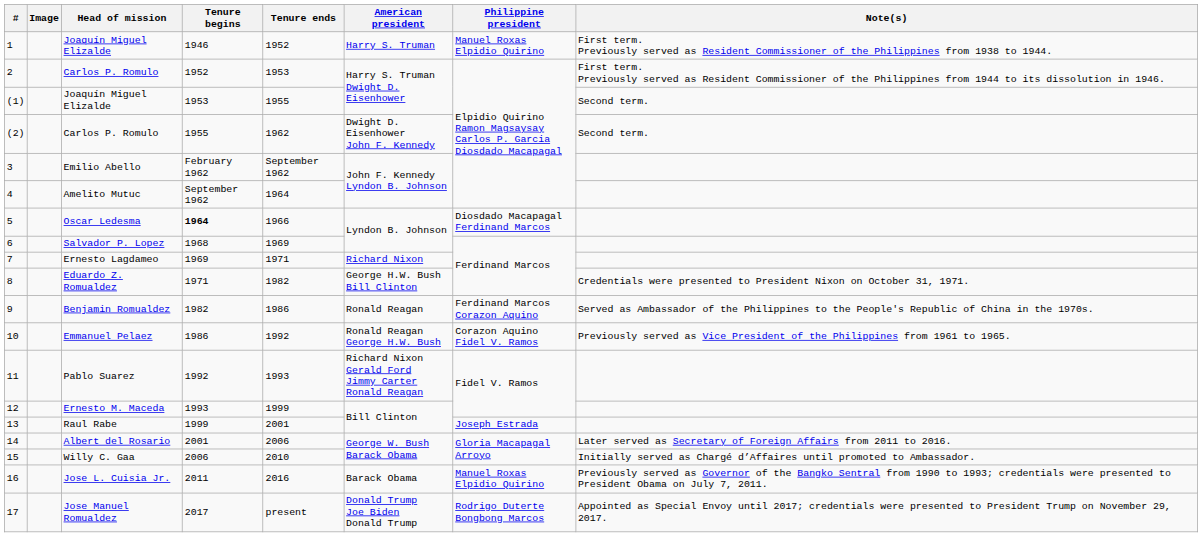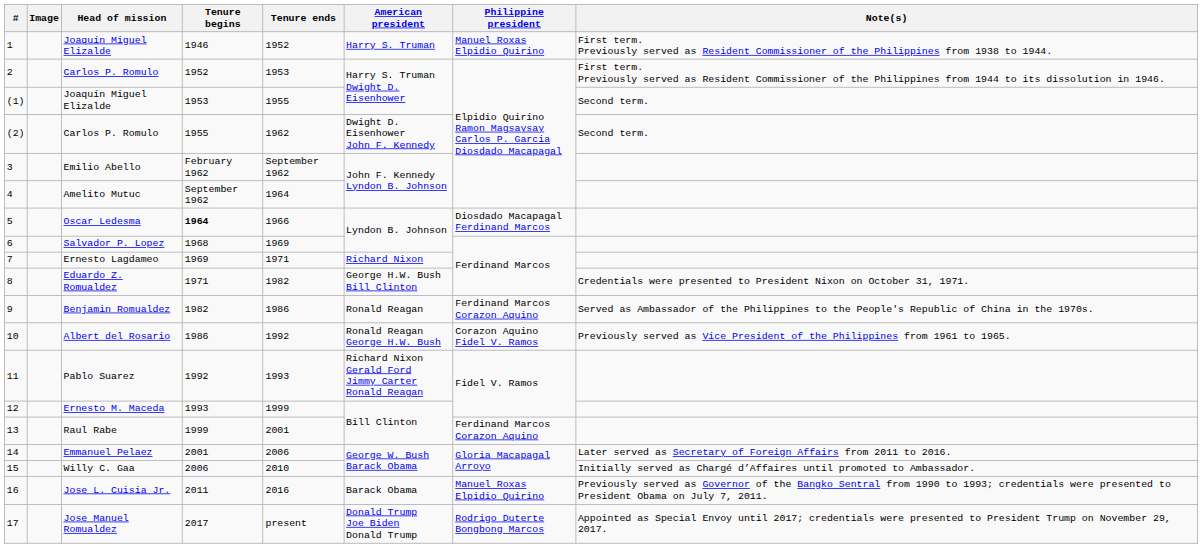(108, 337) Emmanuel Pelaez -> (117, 337) Albert del Rosario
(497, 425) Joseph Estrada -> (503, 431) Ferdinand Marcos Corazon Aquino
(117, 441) Albert del Rosario -> (108, 452) Emmanuel Pelaez
